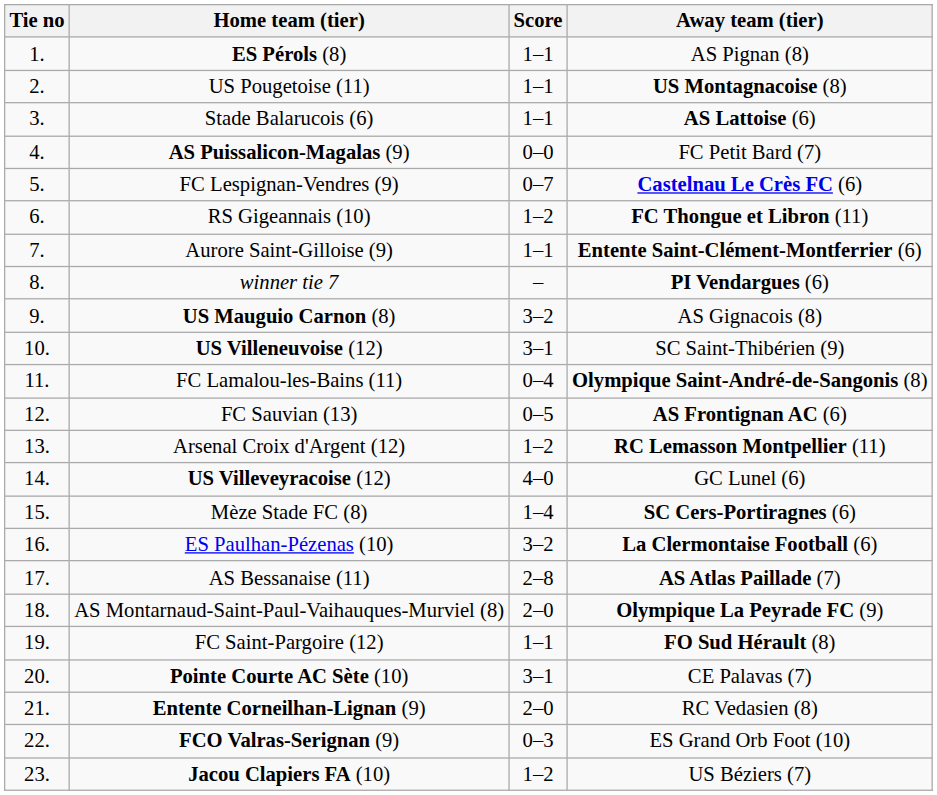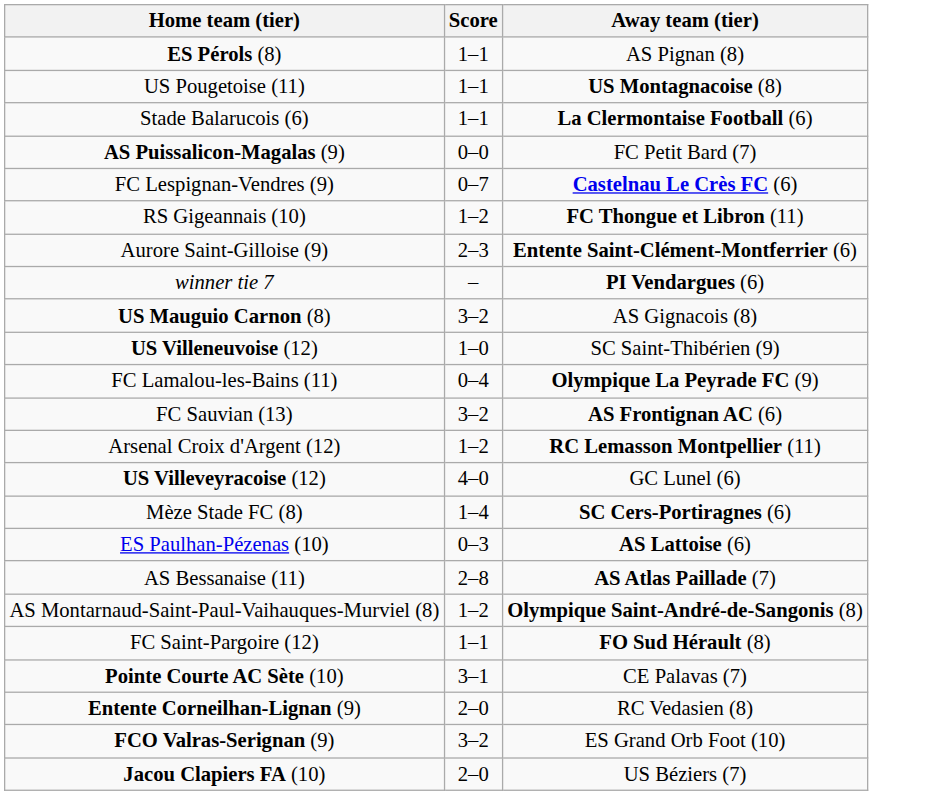- column: (37, 20)
(750, 119) AS Lattoise (6) -> (685, 119) La Clermontaise Football (6)
(538, 250) 1–1 -> (473, 250) 2–3
(538, 348) 3–1 -> (473, 348) 1–0
(750, 380) Olympique Saint-André-de-Sangonis (8) -> (685, 380) Olympique La Peyrade FC (9)
(538, 413) 0–5 -> (473, 413) 3–2
(538, 544) 3–2 -> (473, 544) 0–3
(750, 544) La Clermontaise Football (6) -> (685, 544) AS Lattoise (6)
(538, 610) 2–0 -> (473, 610) 1–2
(750, 610) Olympique La Peyrade FC (9) -> (685, 610) Olympique Saint-André-de-Sangonis (8)
(538, 741) 0–3 -> (473, 741) 3–2
(538, 773) 1–2 -> (473, 773) 2–0
